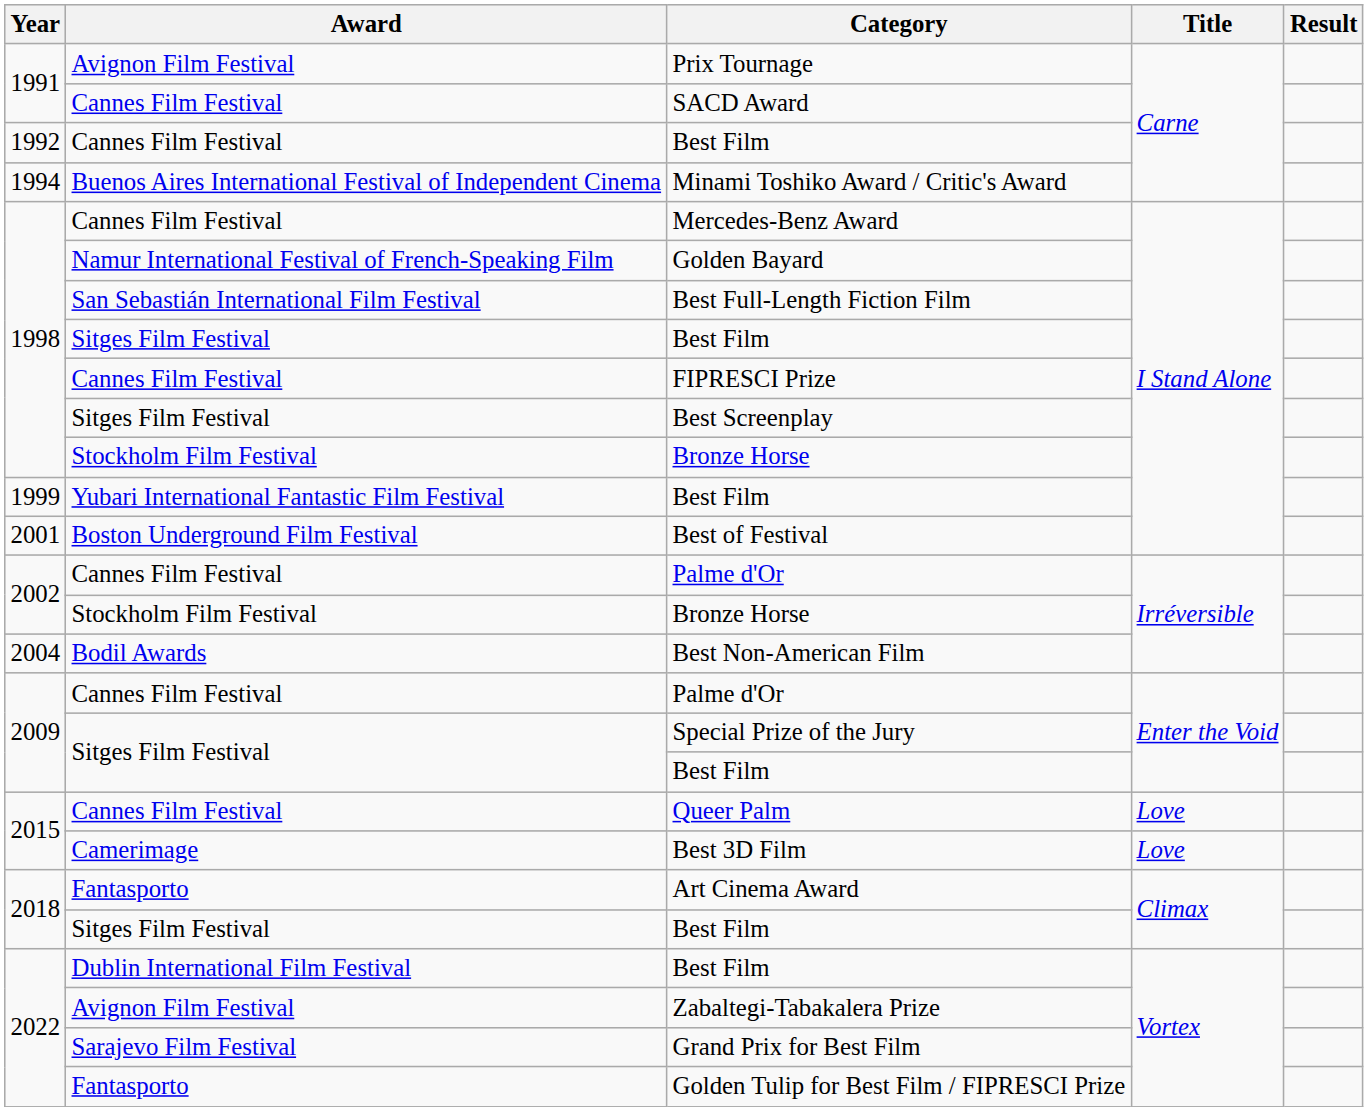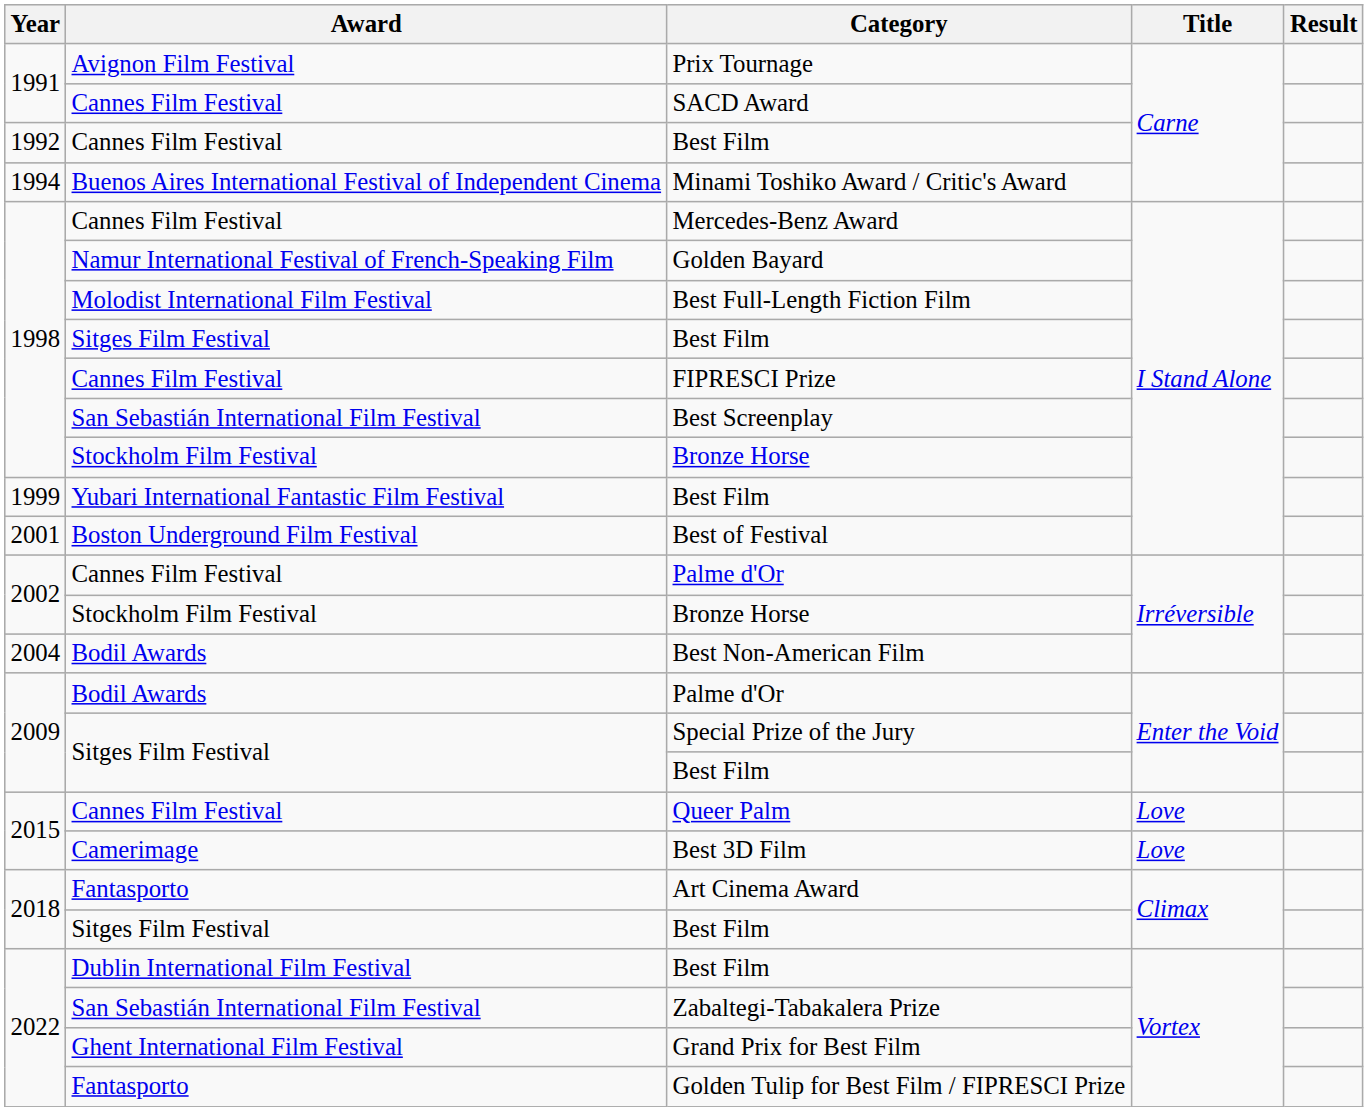(276, 299) San Sebastián International Film Festival -> (252, 299) Molodist International Film Festival
(171, 417) Sitges Film Festival -> (276, 417) San Sebastián International Film Festival
(177, 692) Cannes Film Festival -> (139, 692) Bodil Awards
(183, 1007) Avignon Film Festival -> (276, 1007) San Sebastián International Film Festival
(184, 1046) Sarajevo Film Festival -> (237, 1046) Ghent International Film Festival
